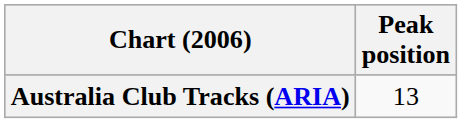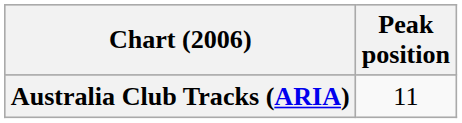(406, 95) 13 -> (406, 95) 11
